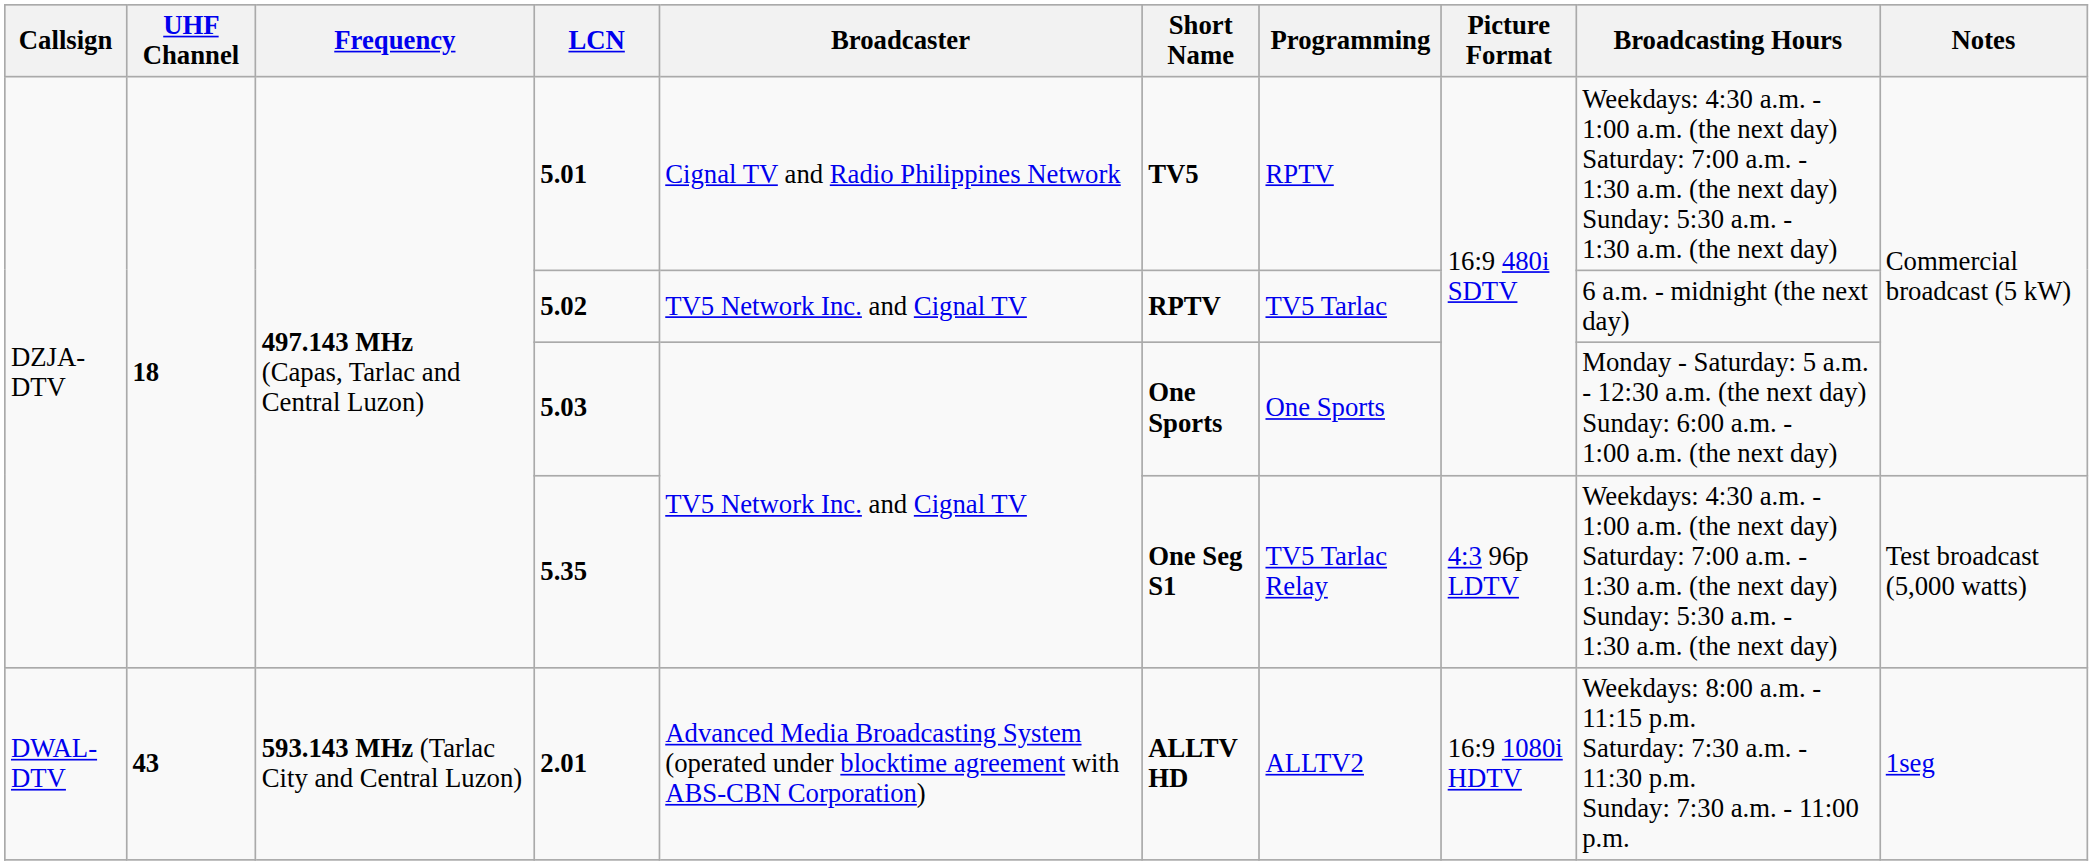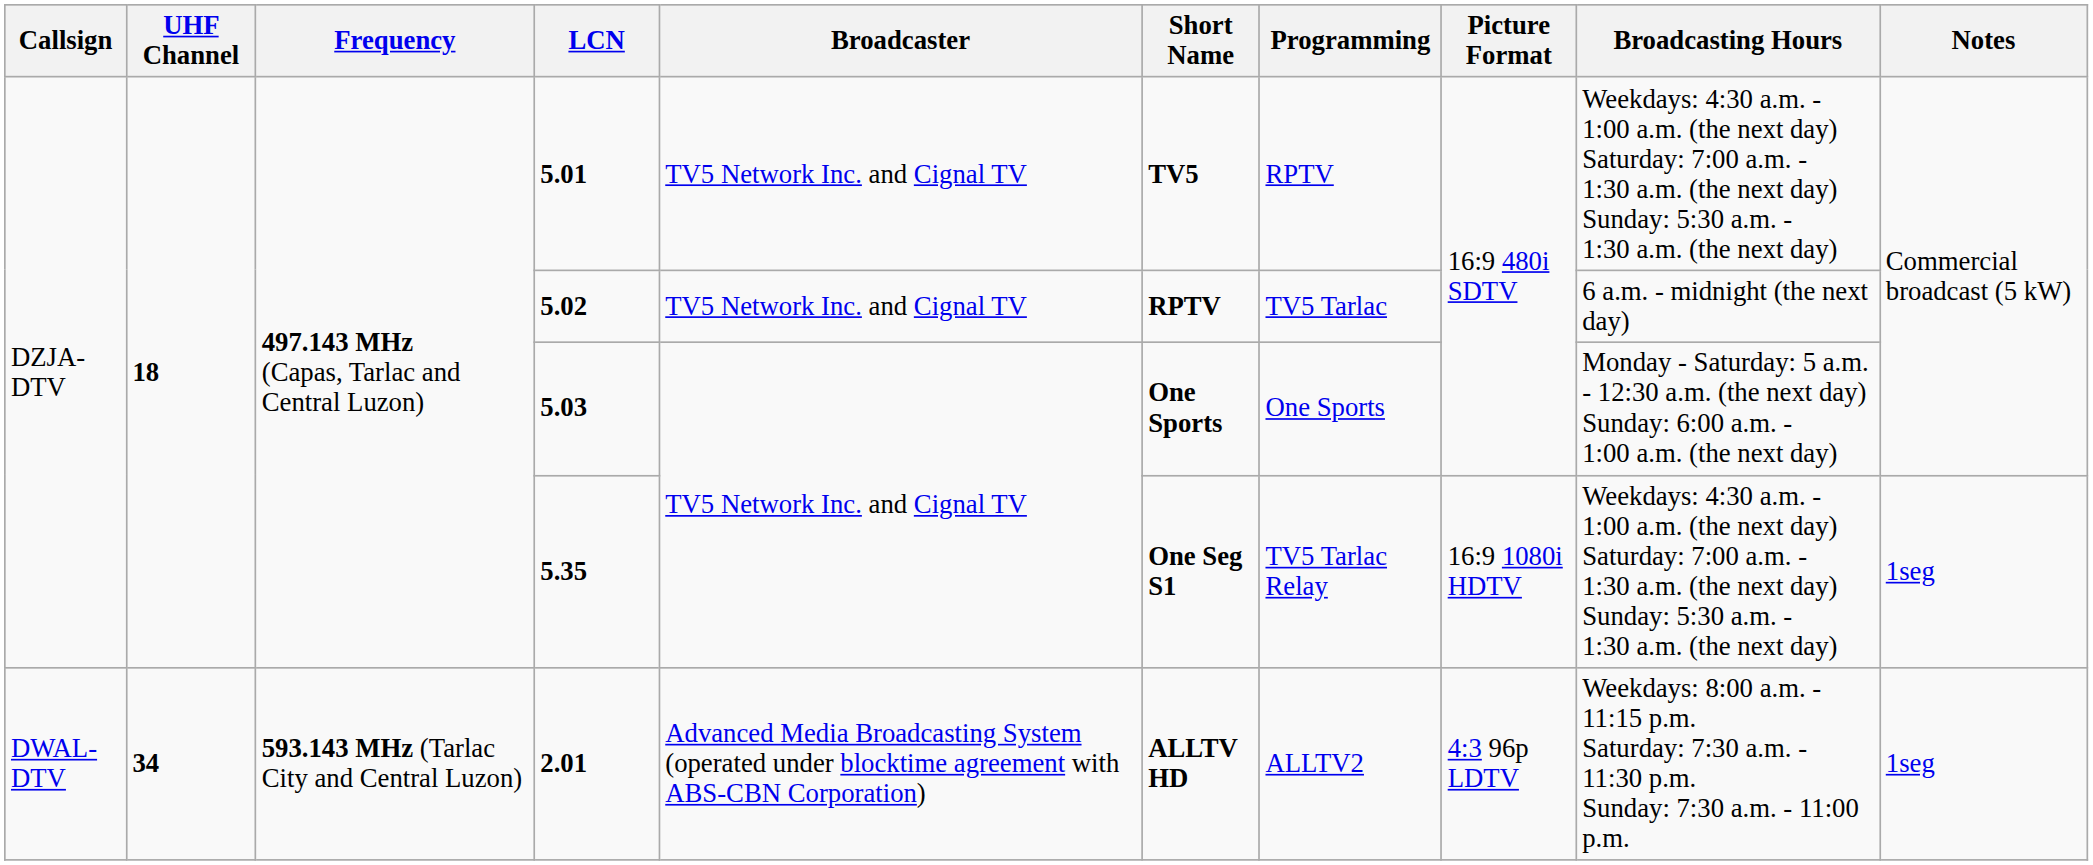(893, 173) Cignal TV and Radio Philippines Network -> (846, 173) TV5 Network Inc. and Cignal TV
(1488, 570) 4:3 96p LDTV -> (1505, 570) 16:9 1080i HDTV
(1962, 570) Test broadcast (5,000 watts) -> (1910, 570) 1seg
(146, 763) 43 -> (146, 763) 34
(1505, 763) 16:9 1080i HDTV -> (1488, 763) 4:3 96p LDTV
